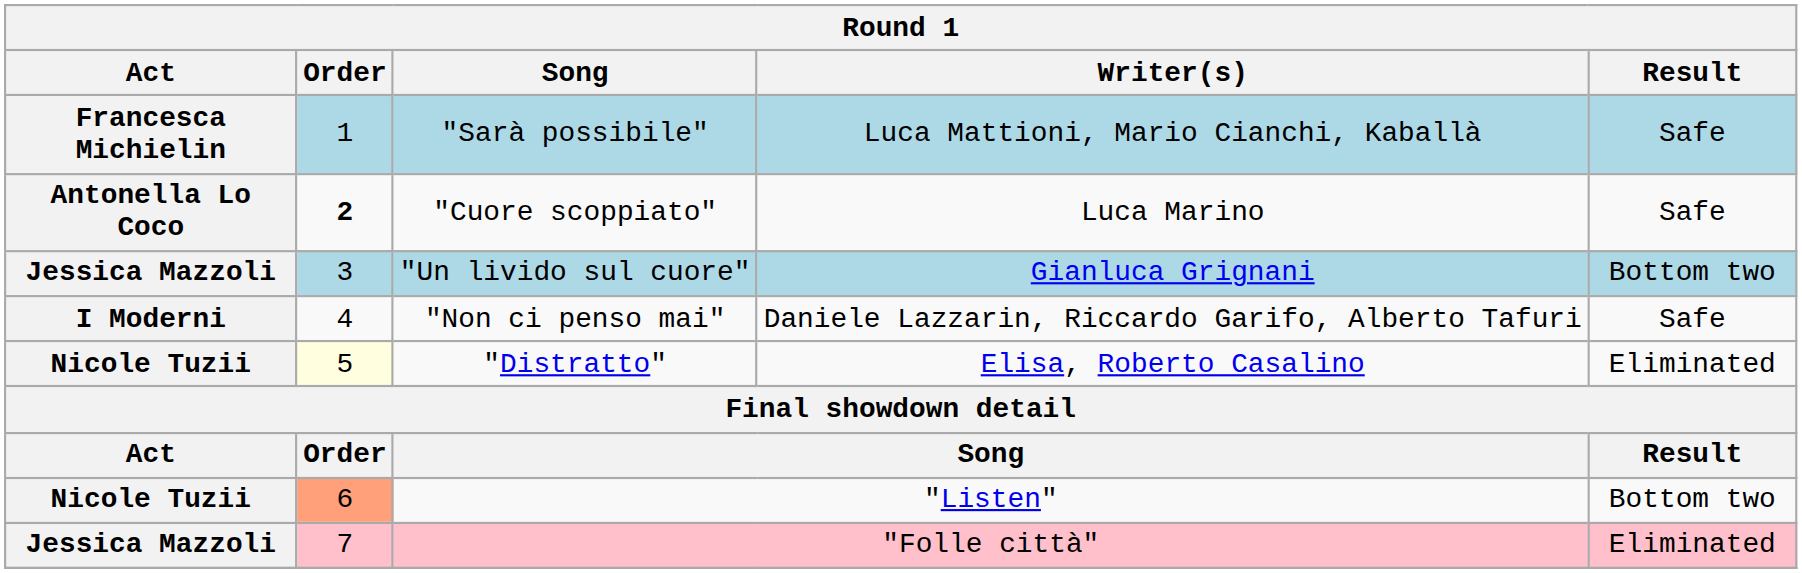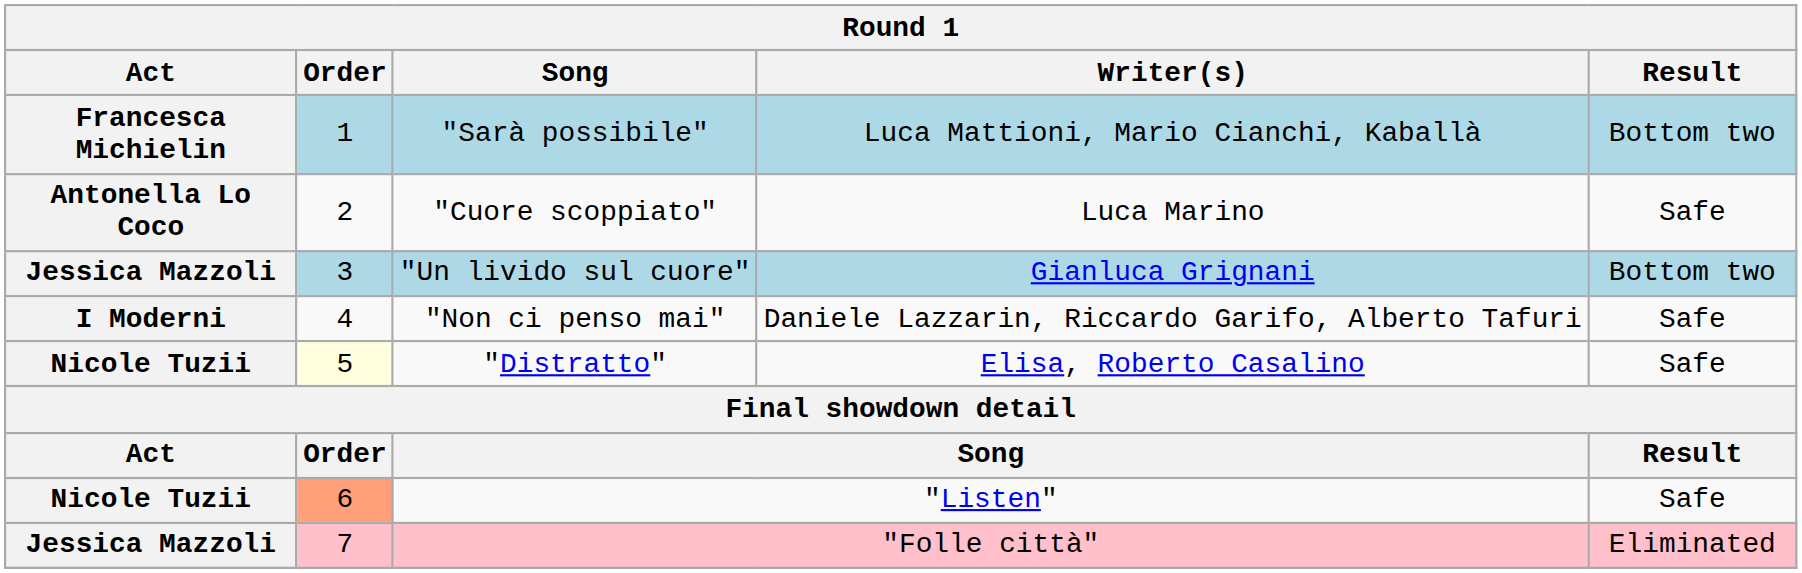(1692, 134) Safe -> (1692, 134) Bottom two
(345, 212) bold -> (345, 212) normal
(1692, 364) Eliminated -> (1692, 364) Safe
(1692, 500) Bottom two -> (1692, 500) Safe
